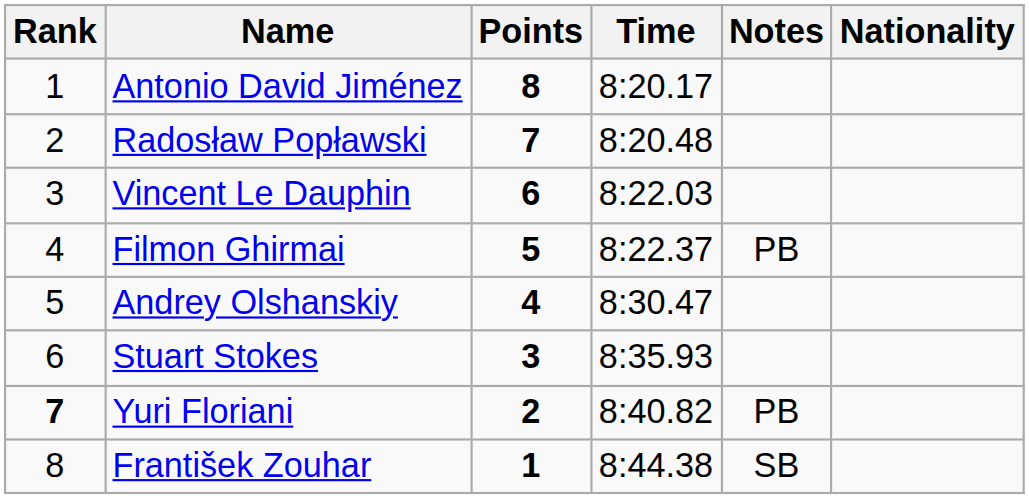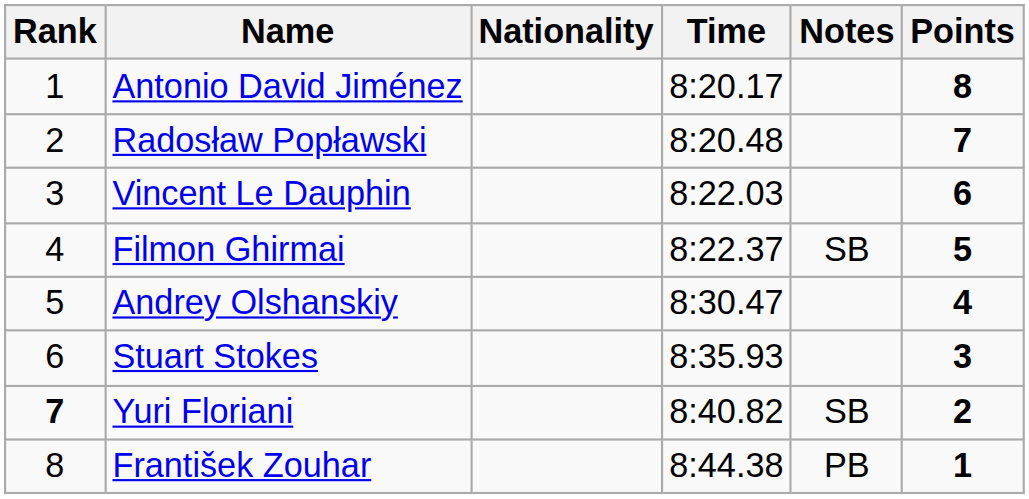columns swapped: (927, 31) <-> (531, 31)
(776, 248) PB -> (847, 248) SB
(776, 411) PB -> (847, 411) SB
(776, 466) SB -> (847, 466) PB
